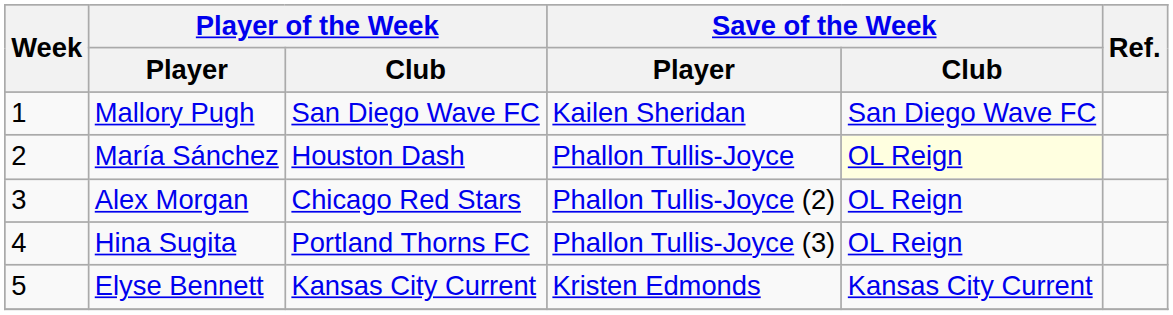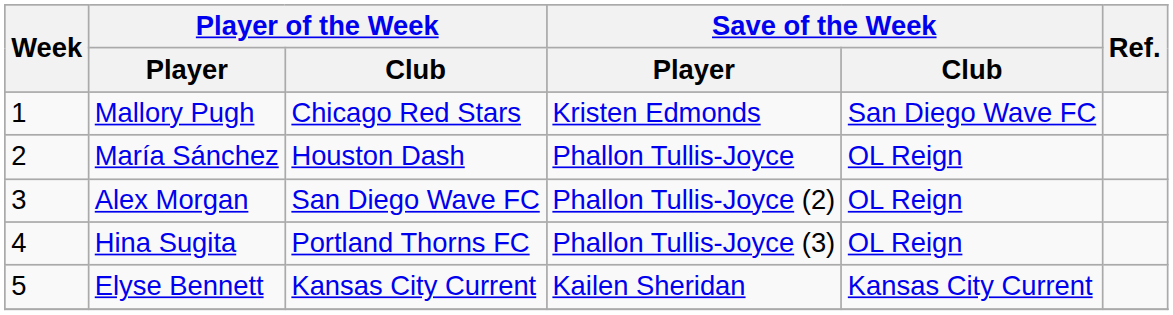(416, 112) San Diego Wave FC -> (406, 112) Chicago Red Stars
(649, 112) Kailen Sheridan -> (657, 112) Kristen Edmonds
(905, 156) lightyellow background -> (905, 156) no background
(406, 199) Chicago Red Stars -> (416, 199) San Diego Wave FC
(657, 286) Kristen Edmonds -> (649, 286) Kailen Sheridan
